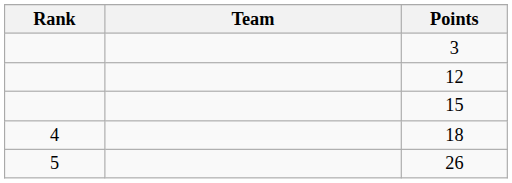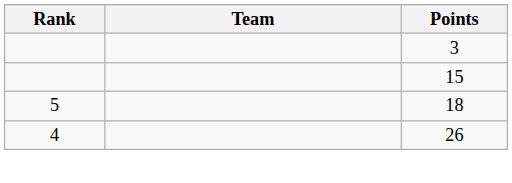- row: (454, 76)
(54, 134) 4 -> (54, 105) 5
(54, 163) 5 -> (54, 134) 4
